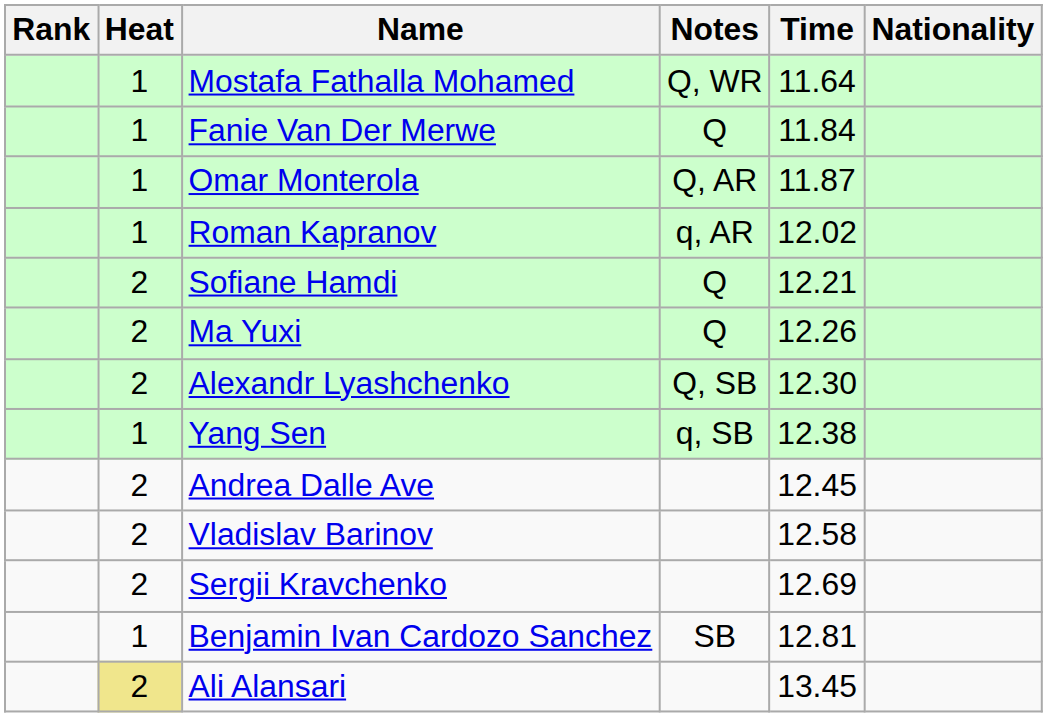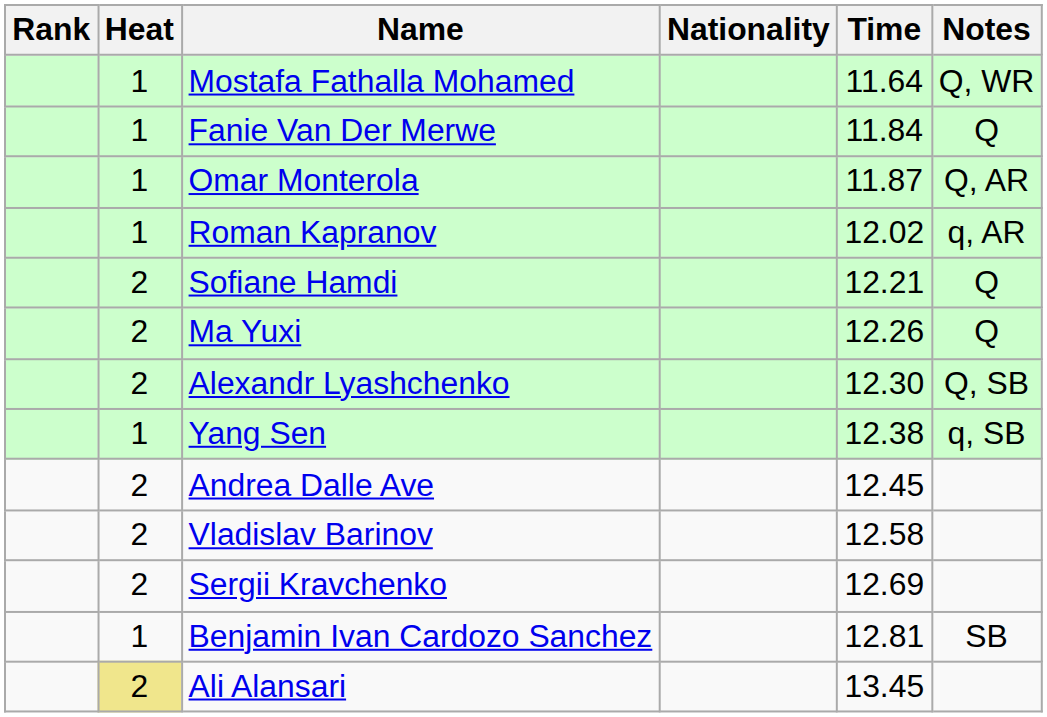columns swapped: (953, 29) <-> (715, 29)
